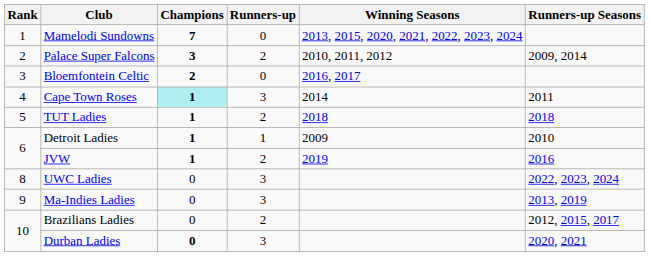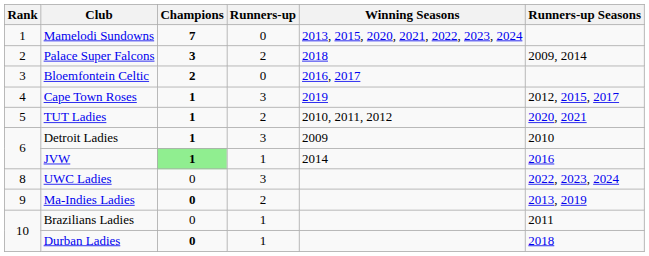(347, 55) 2010, 2011, 2012 -> (315, 55) 2018
(192, 96) paleturquoise background -> (192, 96) no background
(315, 96) 2014 -> (315, 96) 2019
(541, 96) 2011 -> (574, 96) 2012, 2015, 2017
(315, 117) 2018 -> (347, 117) 2010, 2011, 2012
(541, 117) 2018 -> (558, 117) 2020, 2021
(263, 138) 1 -> (263, 138) 3
(192, 158) no background -> (192, 158) lightgreen background
(263, 158) 2 -> (263, 158) 1
(315, 158) 2019 -> (315, 158) 2014
(192, 199) normal -> (192, 199) bold
(263, 199) 3 -> (263, 199) 2
(263, 220) 2 -> (263, 220) 1
(574, 220) 2012, 2015, 2017 -> (541, 220) 2011
(263, 240) 3 -> (263, 240) 1
(558, 240) 2020, 2021 -> (541, 240) 2018
